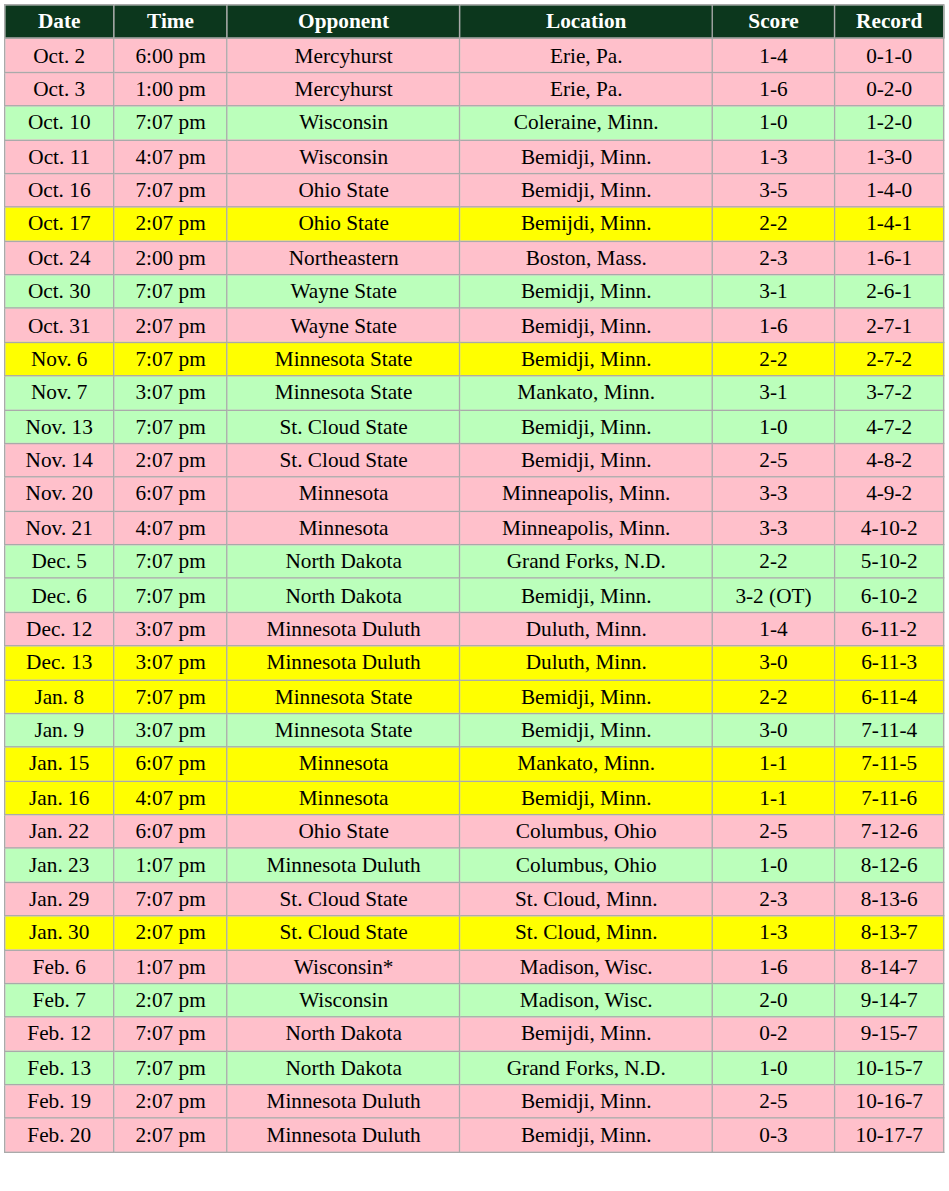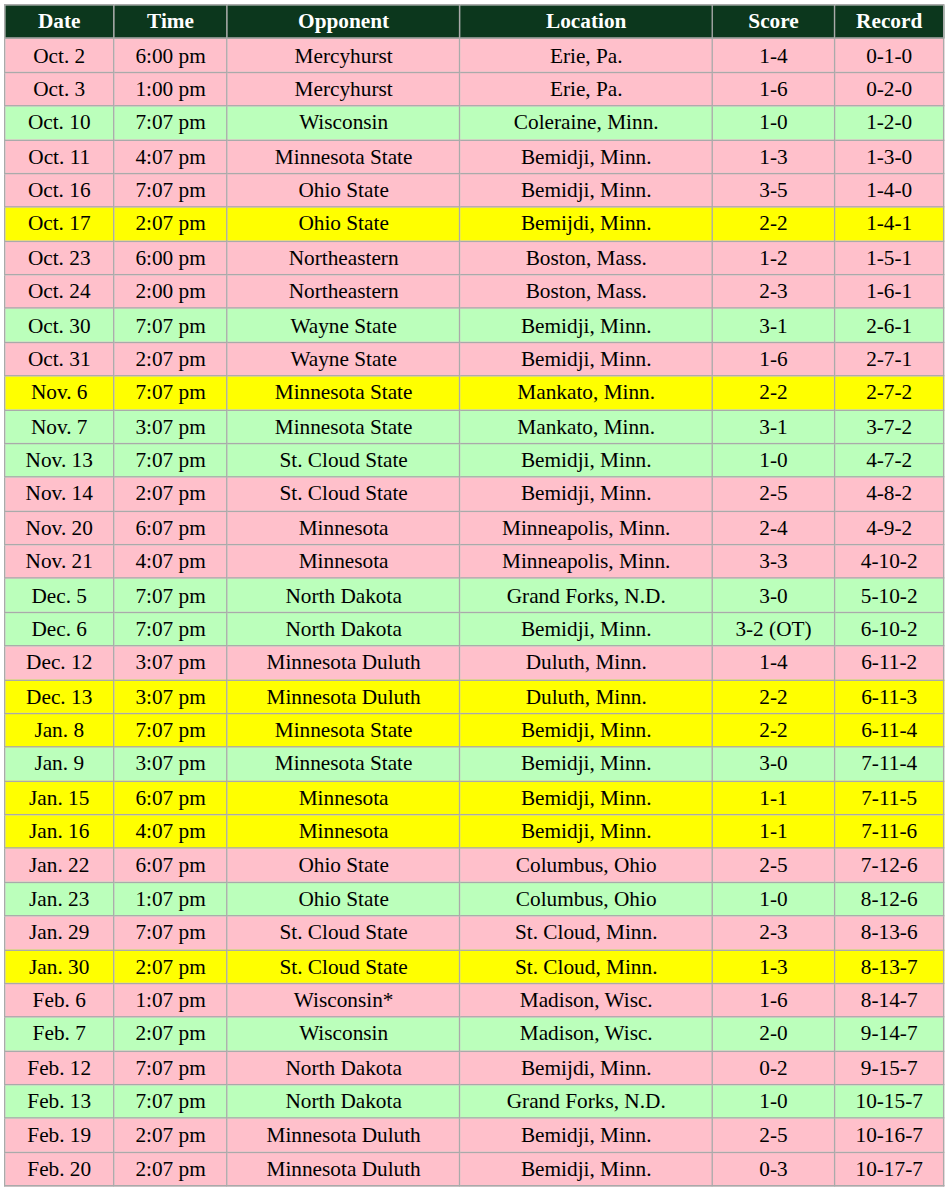(344, 156) Wisconsin -> (344, 156) Minnesota State
+ row: (59, 257)
(586, 358) Bemidji, Minn. -> (586, 392) Mankato, Minn.
(774, 493) 3-3 -> (774, 527) 2-4
(774, 561) 2-2 -> (774, 595) 3-0
(774, 662) 3-0 -> (774, 696) 2-2
(586, 763) Mankato, Minn. -> (586, 797) Bemidji, Minn.
(344, 865) Minnesota Duluth -> (344, 898) Ohio State
